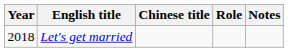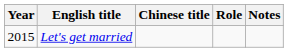(21, 36) 2018 -> (21, 36) 2015
